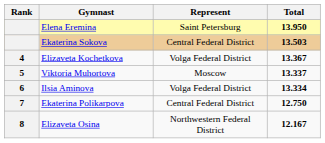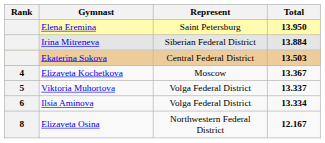+ row: (70, 42)
(210, 58) Volga Federal District -> (210, 73) Moscow
(210, 73) Moscow -> (210, 88) Volga Federal District
- row: (83, 104)
